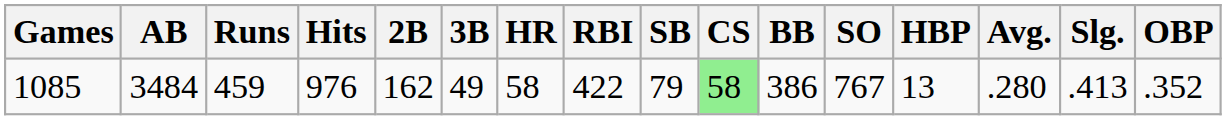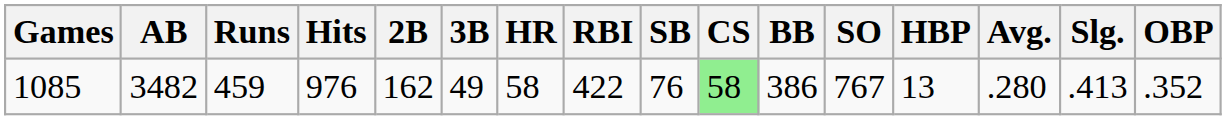(164, 85) 3484 -> (164, 85) 3482
(666, 85) 79 -> (666, 85) 76
